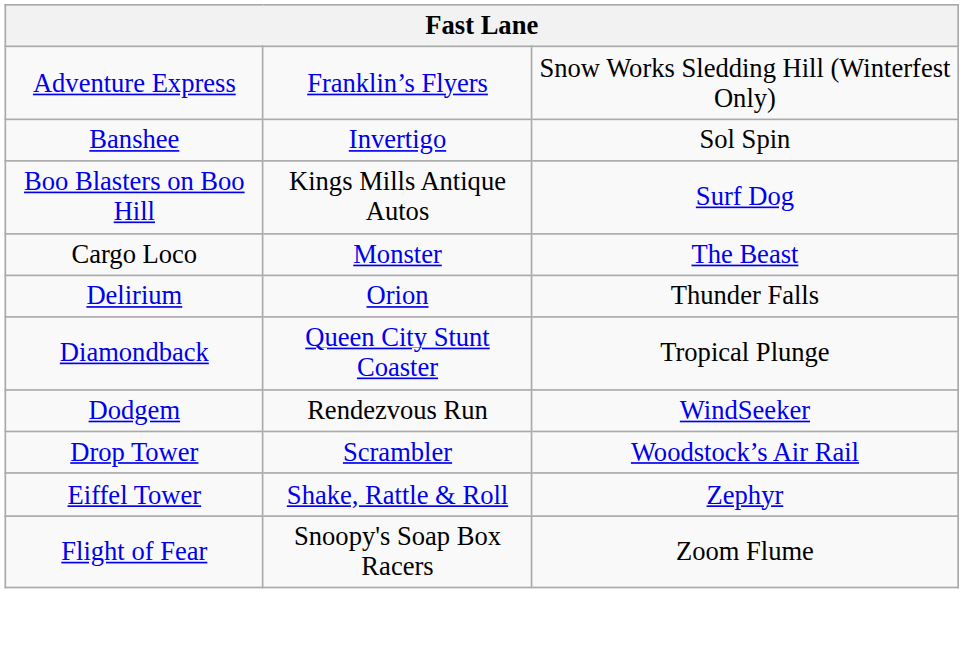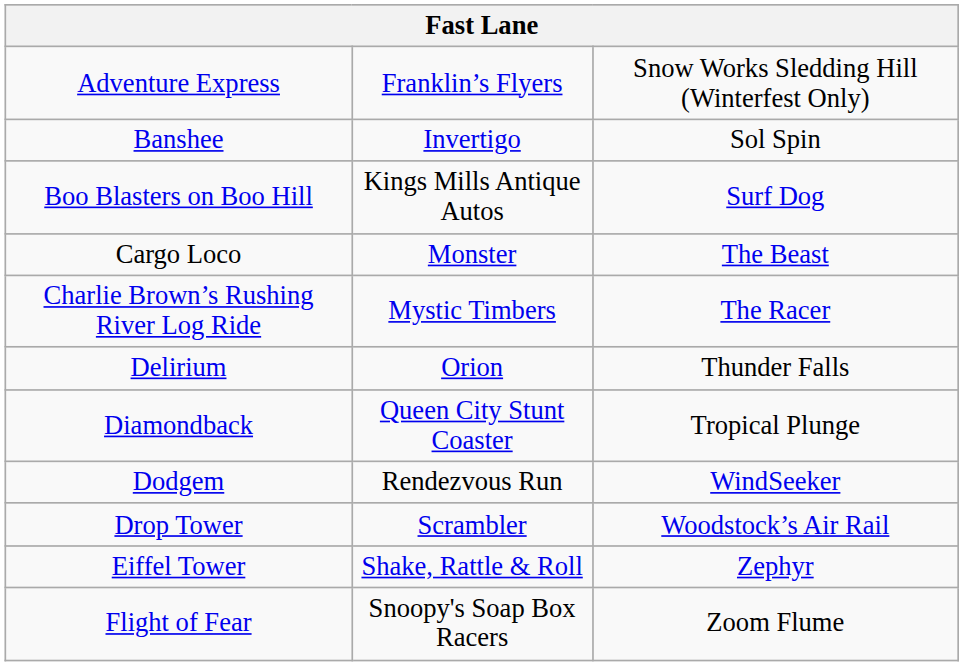+ row: (179, 310)
